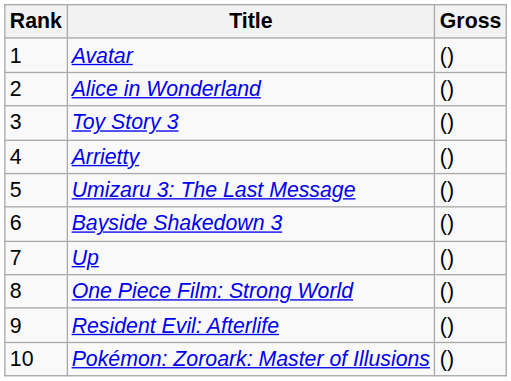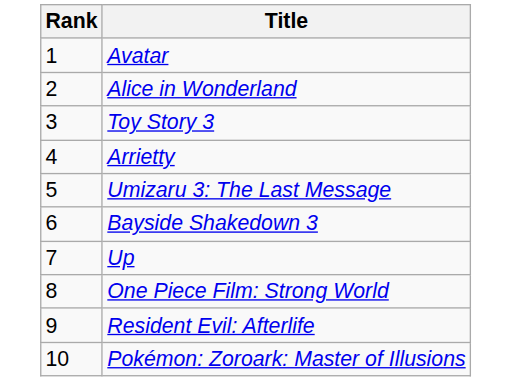- column: (471, 21)
